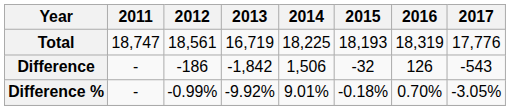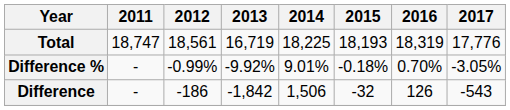rows swapped: (56, 67) <-> (56, 92)
